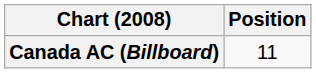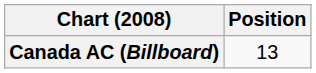(267, 51) 11 -> (267, 51) 13
